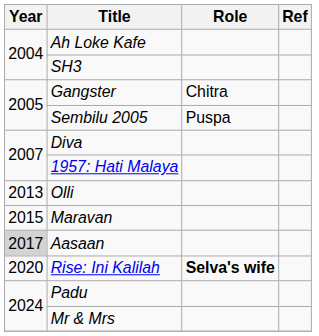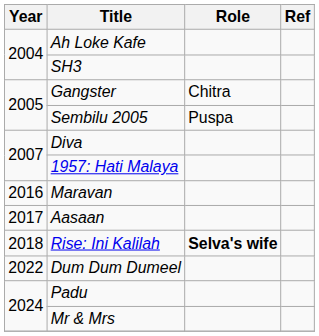- row: (62, 192)
(26, 218) 2015 -> (26, 192) 2016
(26, 243) lightgrey background -> (26, 218) no background
(26, 268) 2020 -> (26, 243) 2018
+ row: (116, 268)
